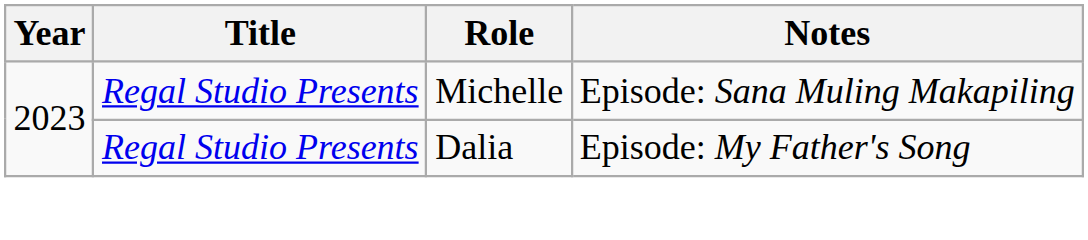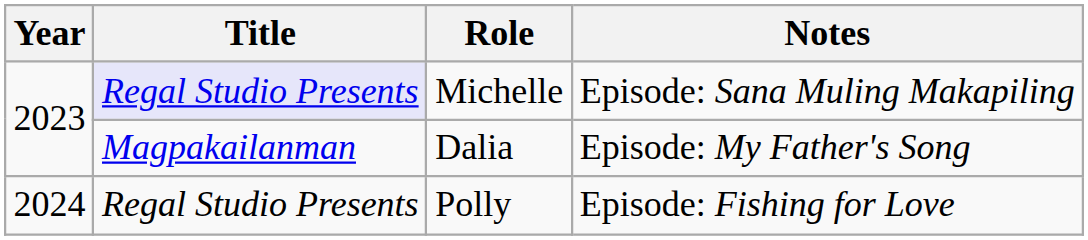(260, 90) no background -> (260, 90) lavender background
(260, 147) Regal Studio Presents -> (229, 147) Magpakailanman
+ row: (473, 204)
